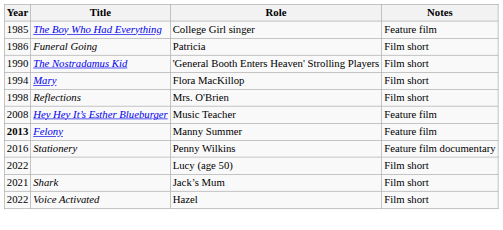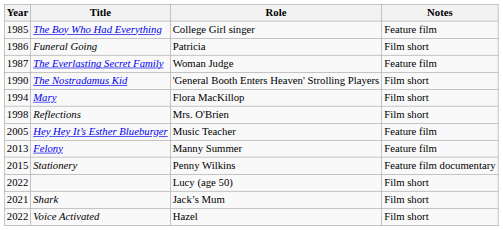+ row: (98, 64)
(18, 115) 2008 -> (18, 132) 2005
(18, 132) bold -> (18, 149) normal
(18, 149) 2016 -> (18, 166) 2015
